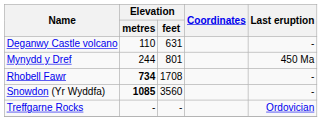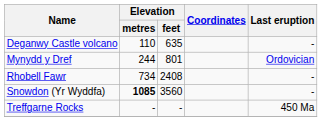(174, 44) 631 -> (174, 44) 635
(297, 60) 450 Ma -> (290, 60) Ordovician
(147, 76) bold -> (147, 76) normal
(171, 76) 1708 -> (171, 76) 2408
(290, 108) Ordovician -> (297, 108) 450 Ma
